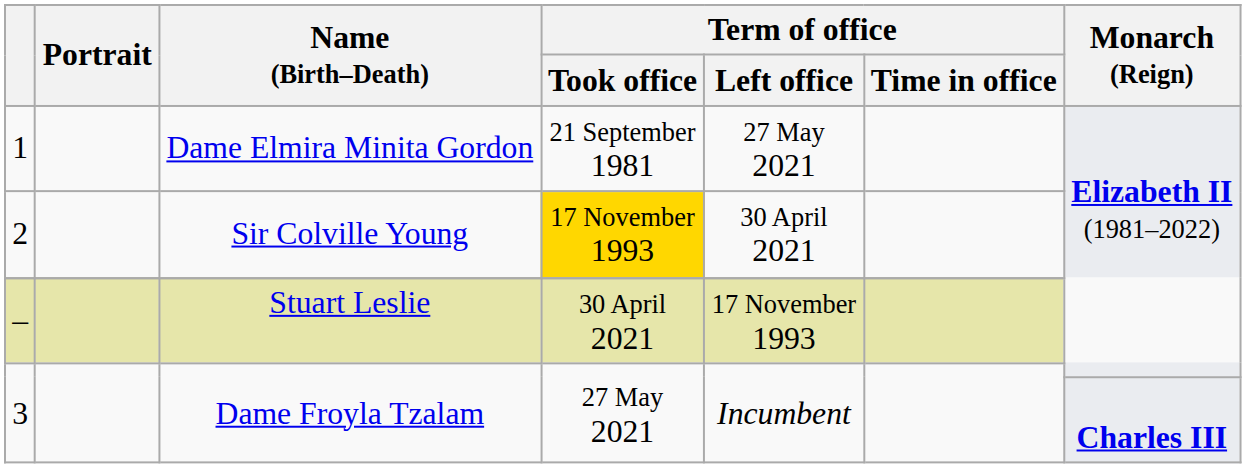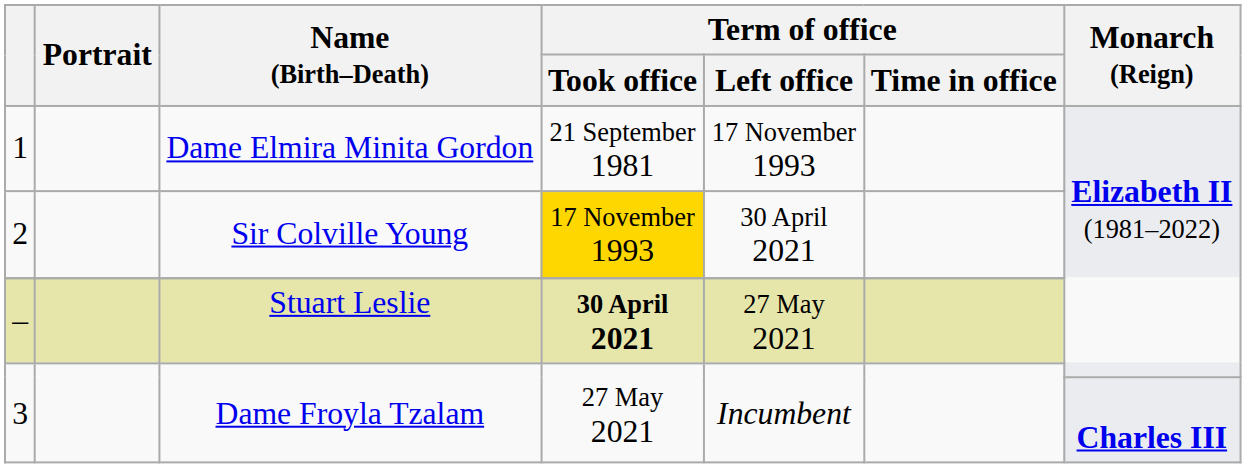(784, 149) 27 May 2021 -> (784, 149) 17 November 1993
(623, 321) normal -> (623, 319) bold
(784, 321) 17 November 1993 -> (784, 321) 27 May 2021
